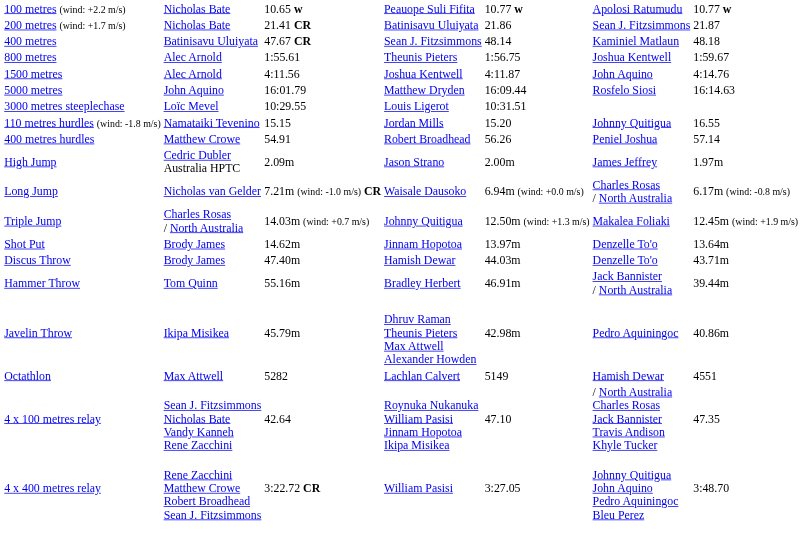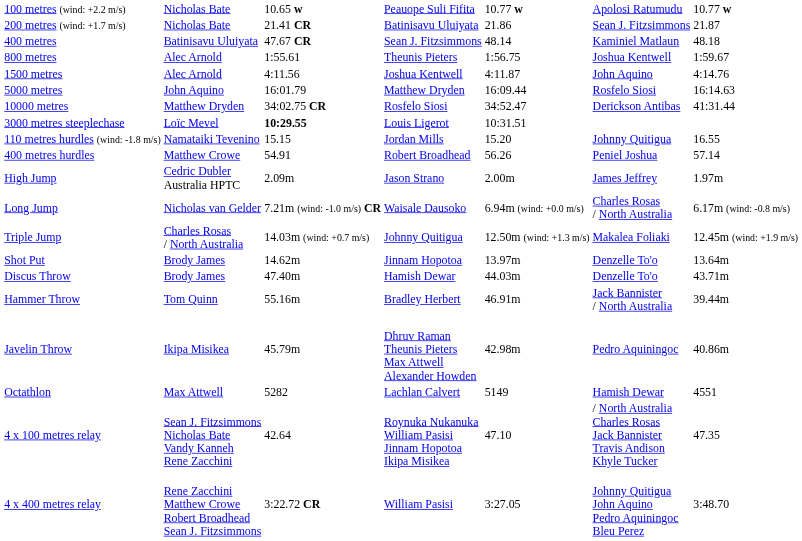+ row: (36, 106)
(285, 106) normal -> (285, 122) bold
